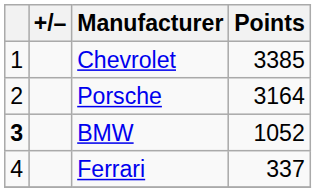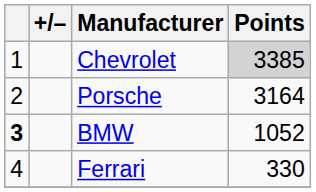(279, 60) no background -> (279, 60) lightgrey background
(285, 170) 337 -> (285, 170) 330
